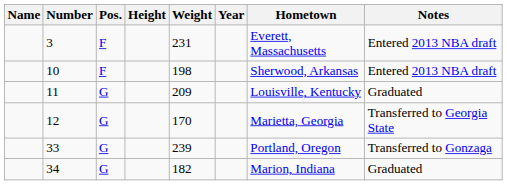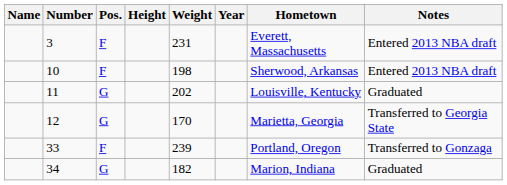(182, 92) 209 -> (182, 92) 202
(104, 148) G -> (103, 148) F
